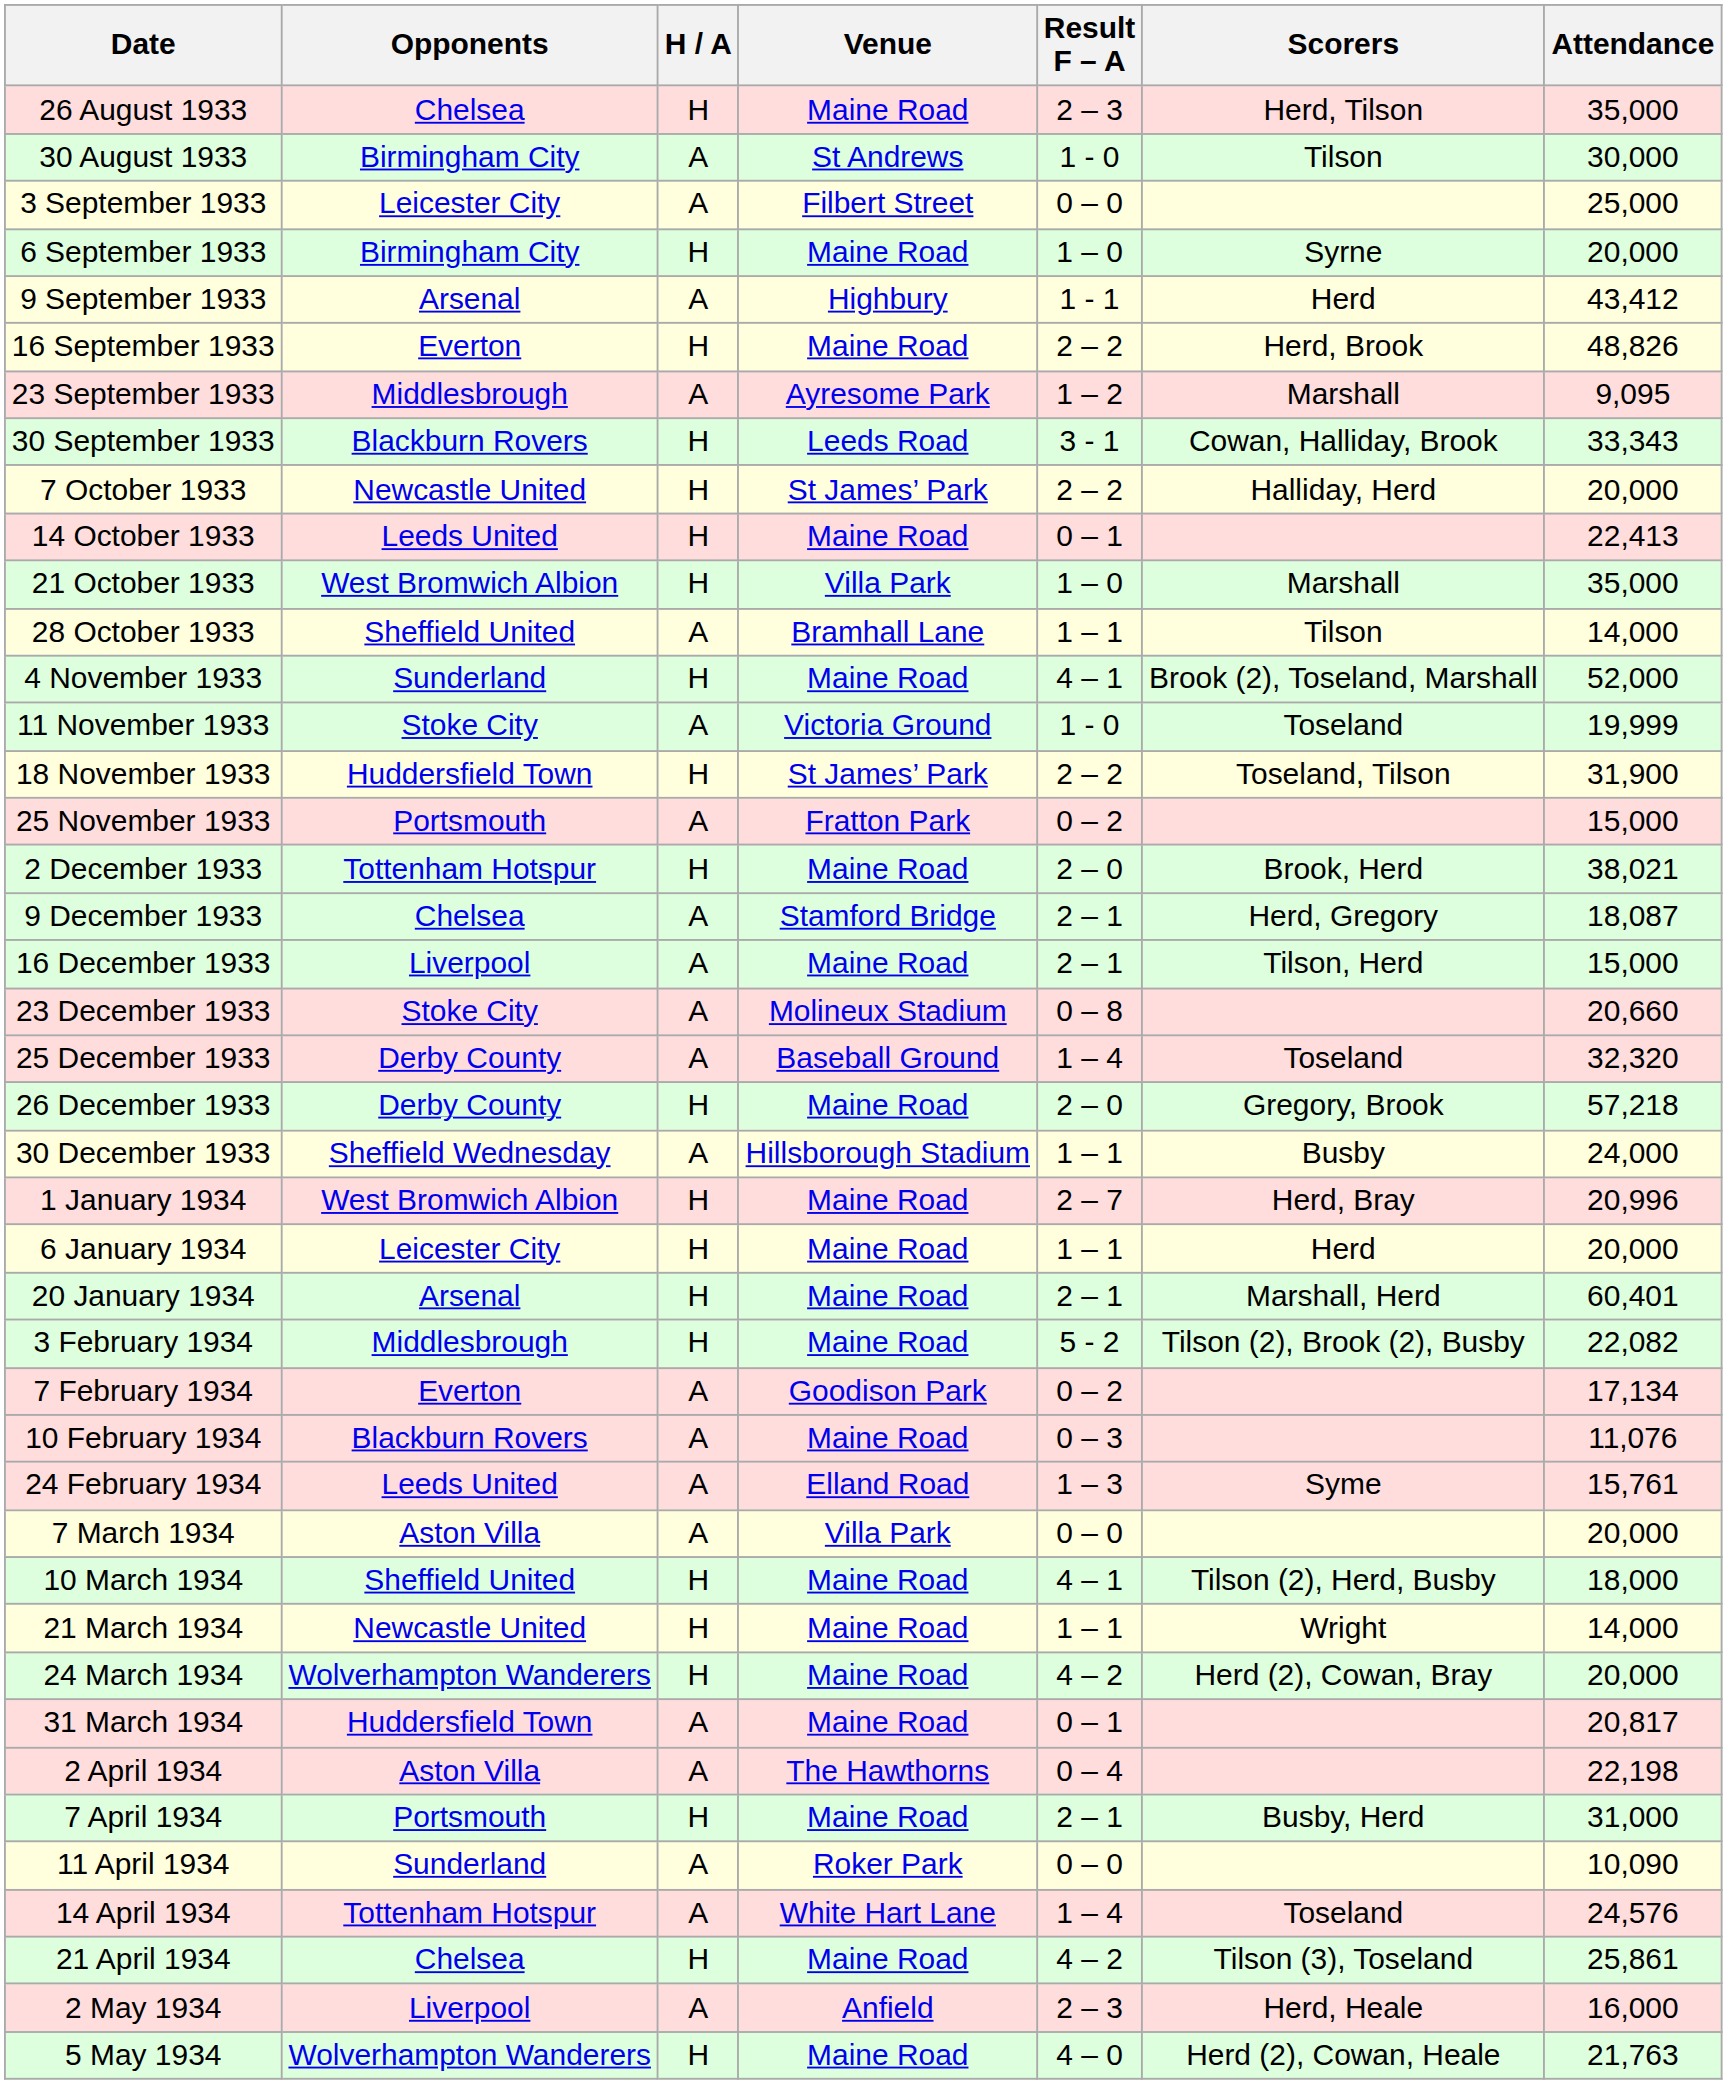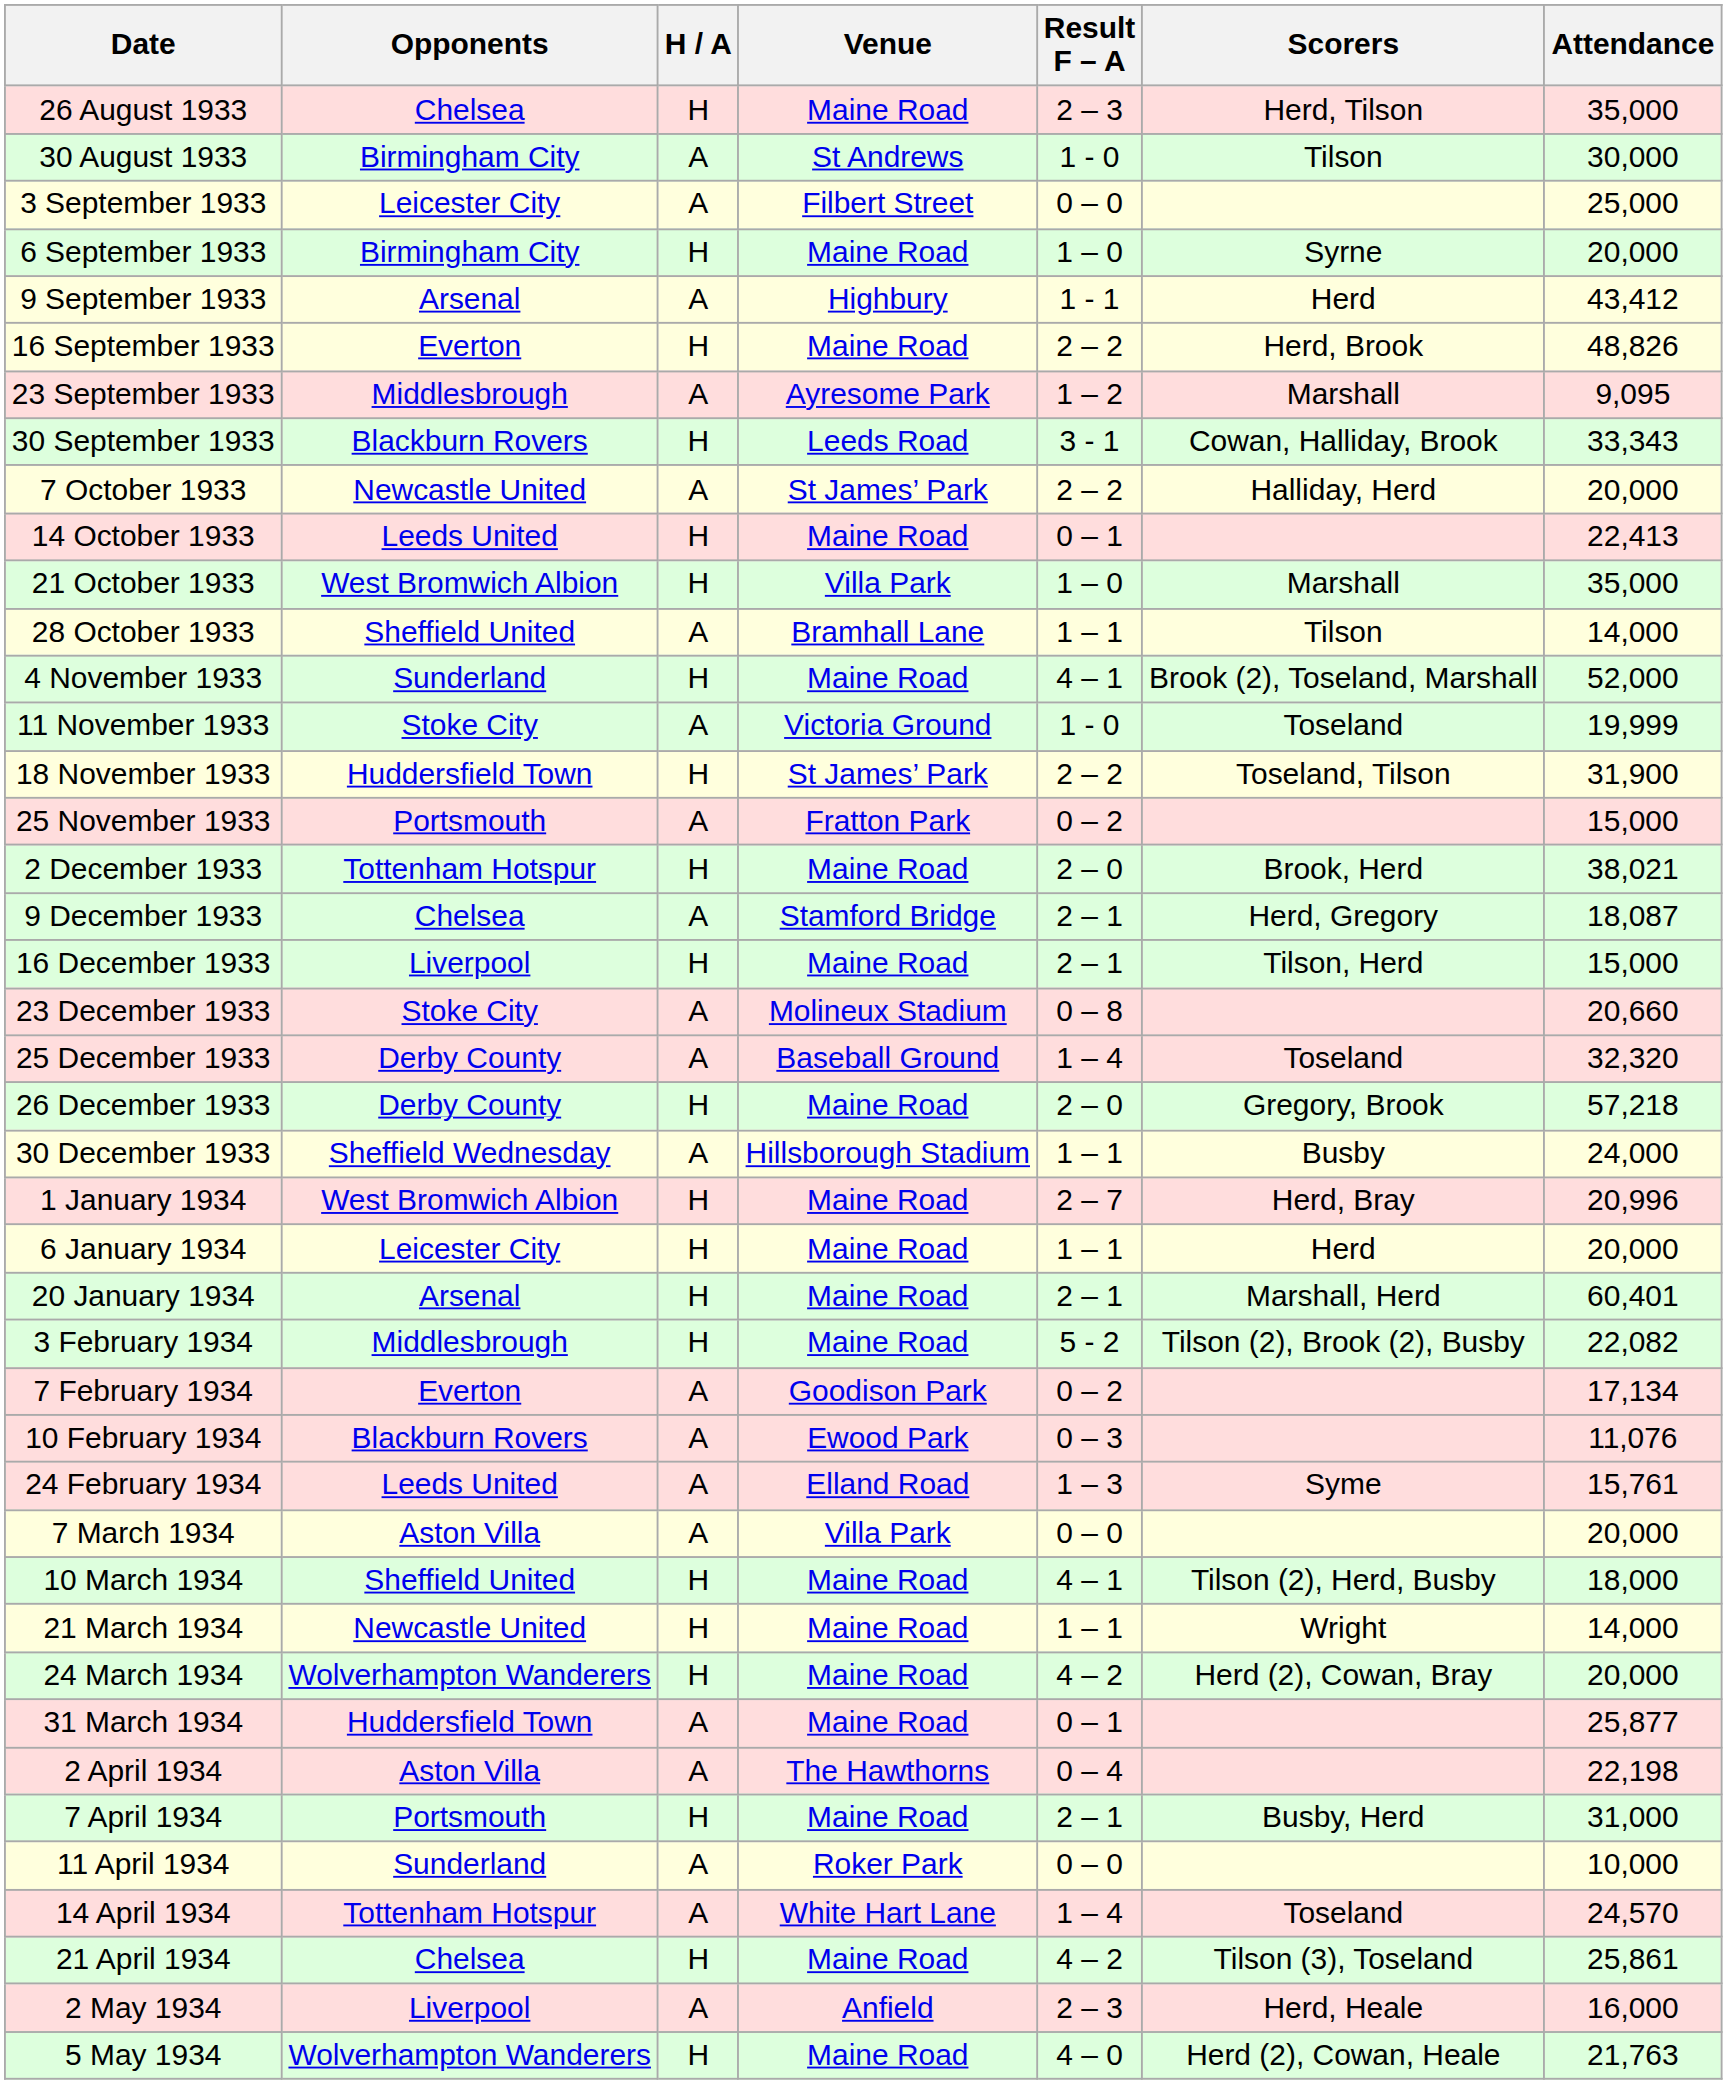(698, 488) H -> (698, 488) A
(698, 963) A -> (698, 963) H
(888, 1437) Maine Road -> (888, 1437) Ewood Park
(1633, 1722) 20,817 -> (1633, 1722) 25,877
(1633, 1865) 10,090 -> (1633, 1865) 10,000
(1633, 1912) 24,576 -> (1633, 1912) 24,570
